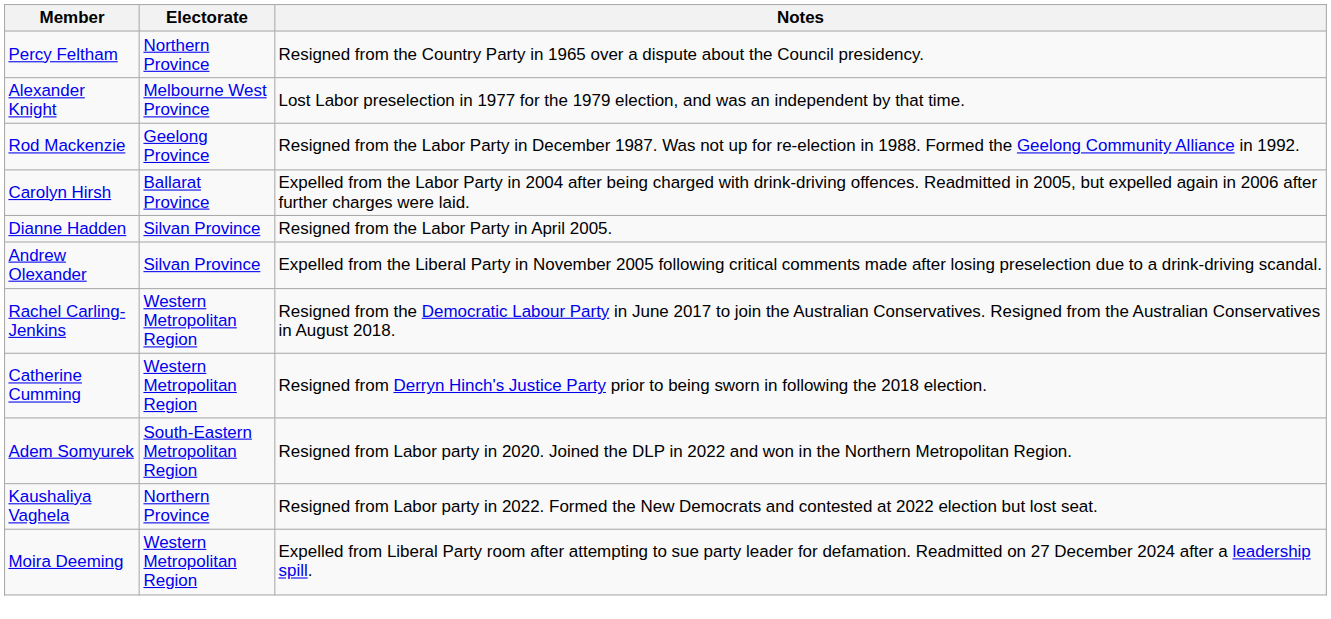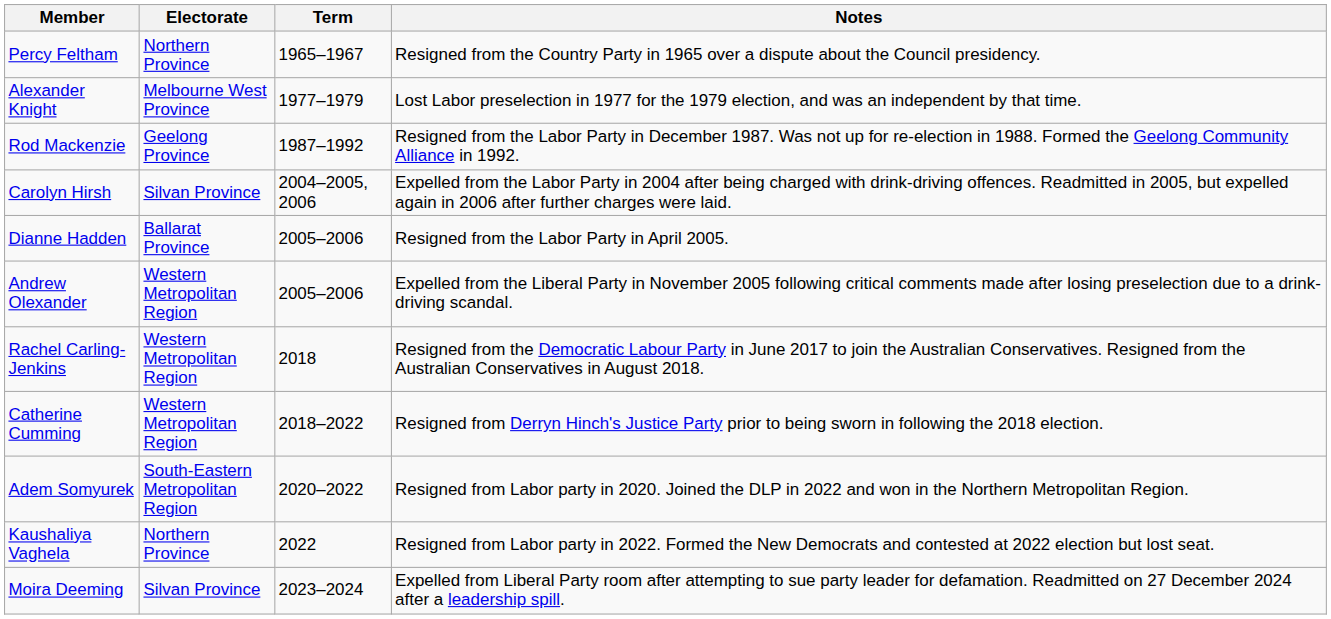+ column: (333, 17)
(176, 192) Ballarat Province -> (202, 192) Silvan Province
(202, 228) Silvan Province -> (176, 238) Ballarat Province
(202, 265) Silvan Province -> (190, 293) Western Metropolitan Region
(190, 561) Western Metropolitan Region -> (202, 590) Silvan Province
